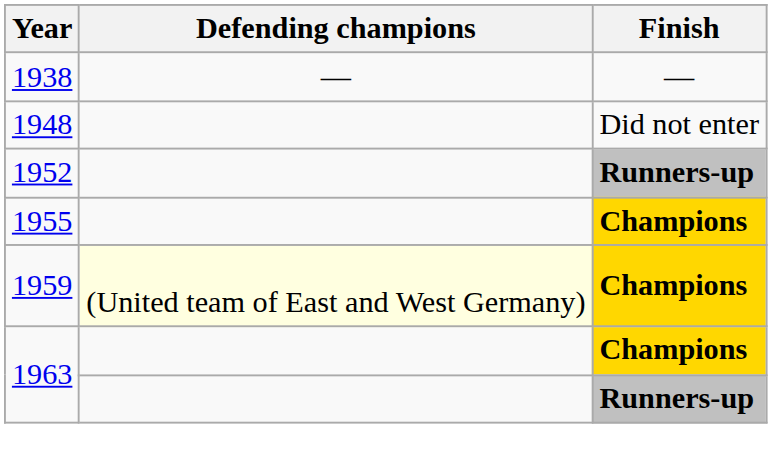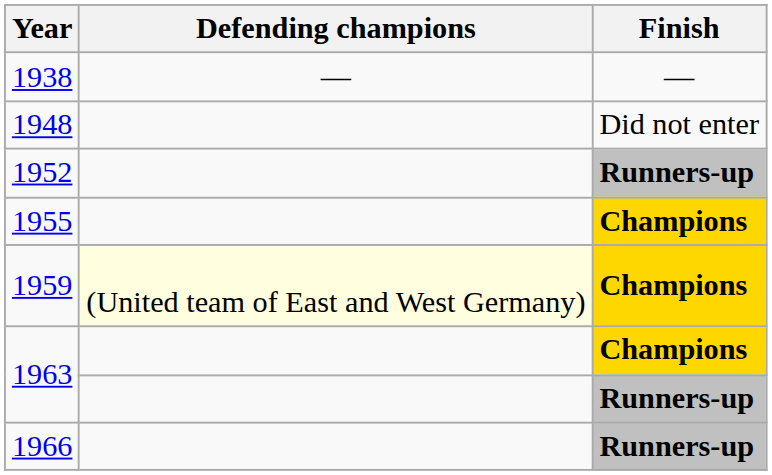+ row: (42, 446)
